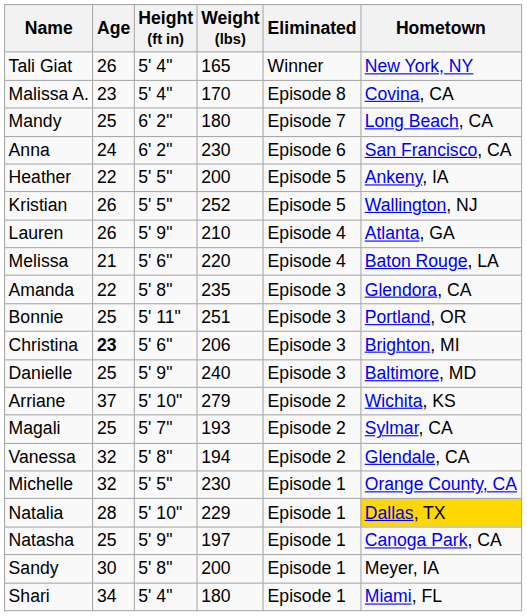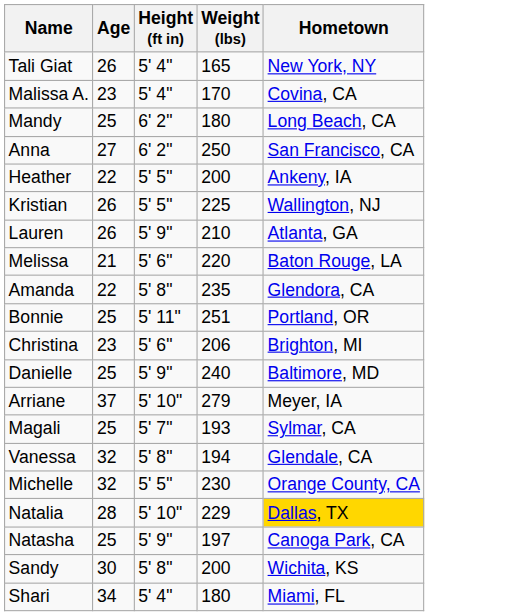- column: (312, 28)
(107, 149) 24 -> (107, 149) 27
(216, 149) 230 -> (216, 149) 250
(216, 205) 252 -> (216, 205) 225
(107, 345) bold -> (107, 345) normal
(410, 401) Wichita, KS -> (305, 401) Meyer, IA
(402, 568) Meyer, IA -> (313, 568) Wichita, KS
